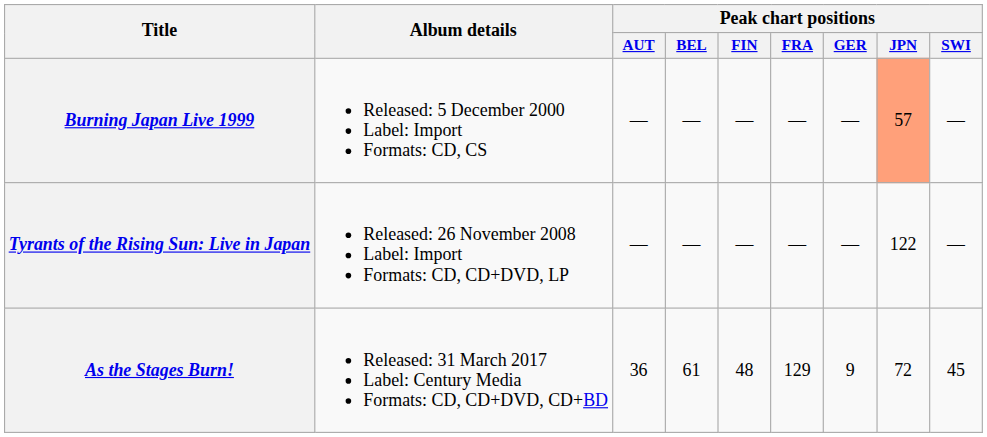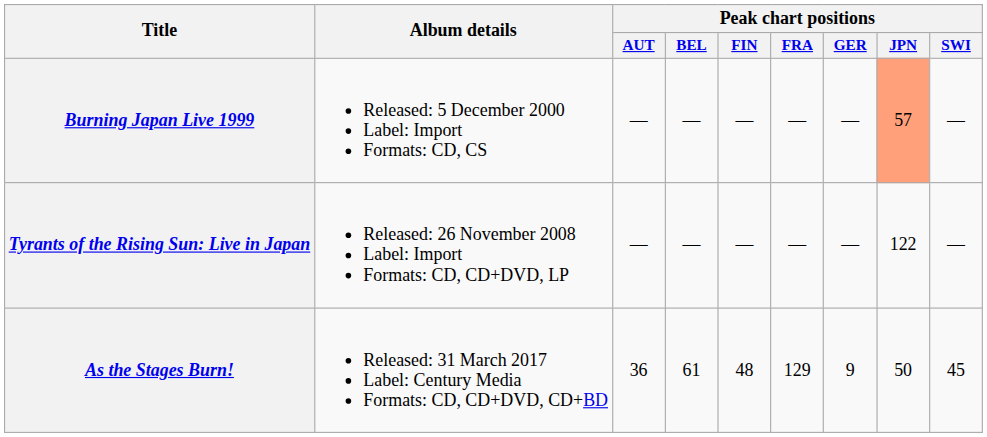(903, 369) 72 -> (903, 369) 50
